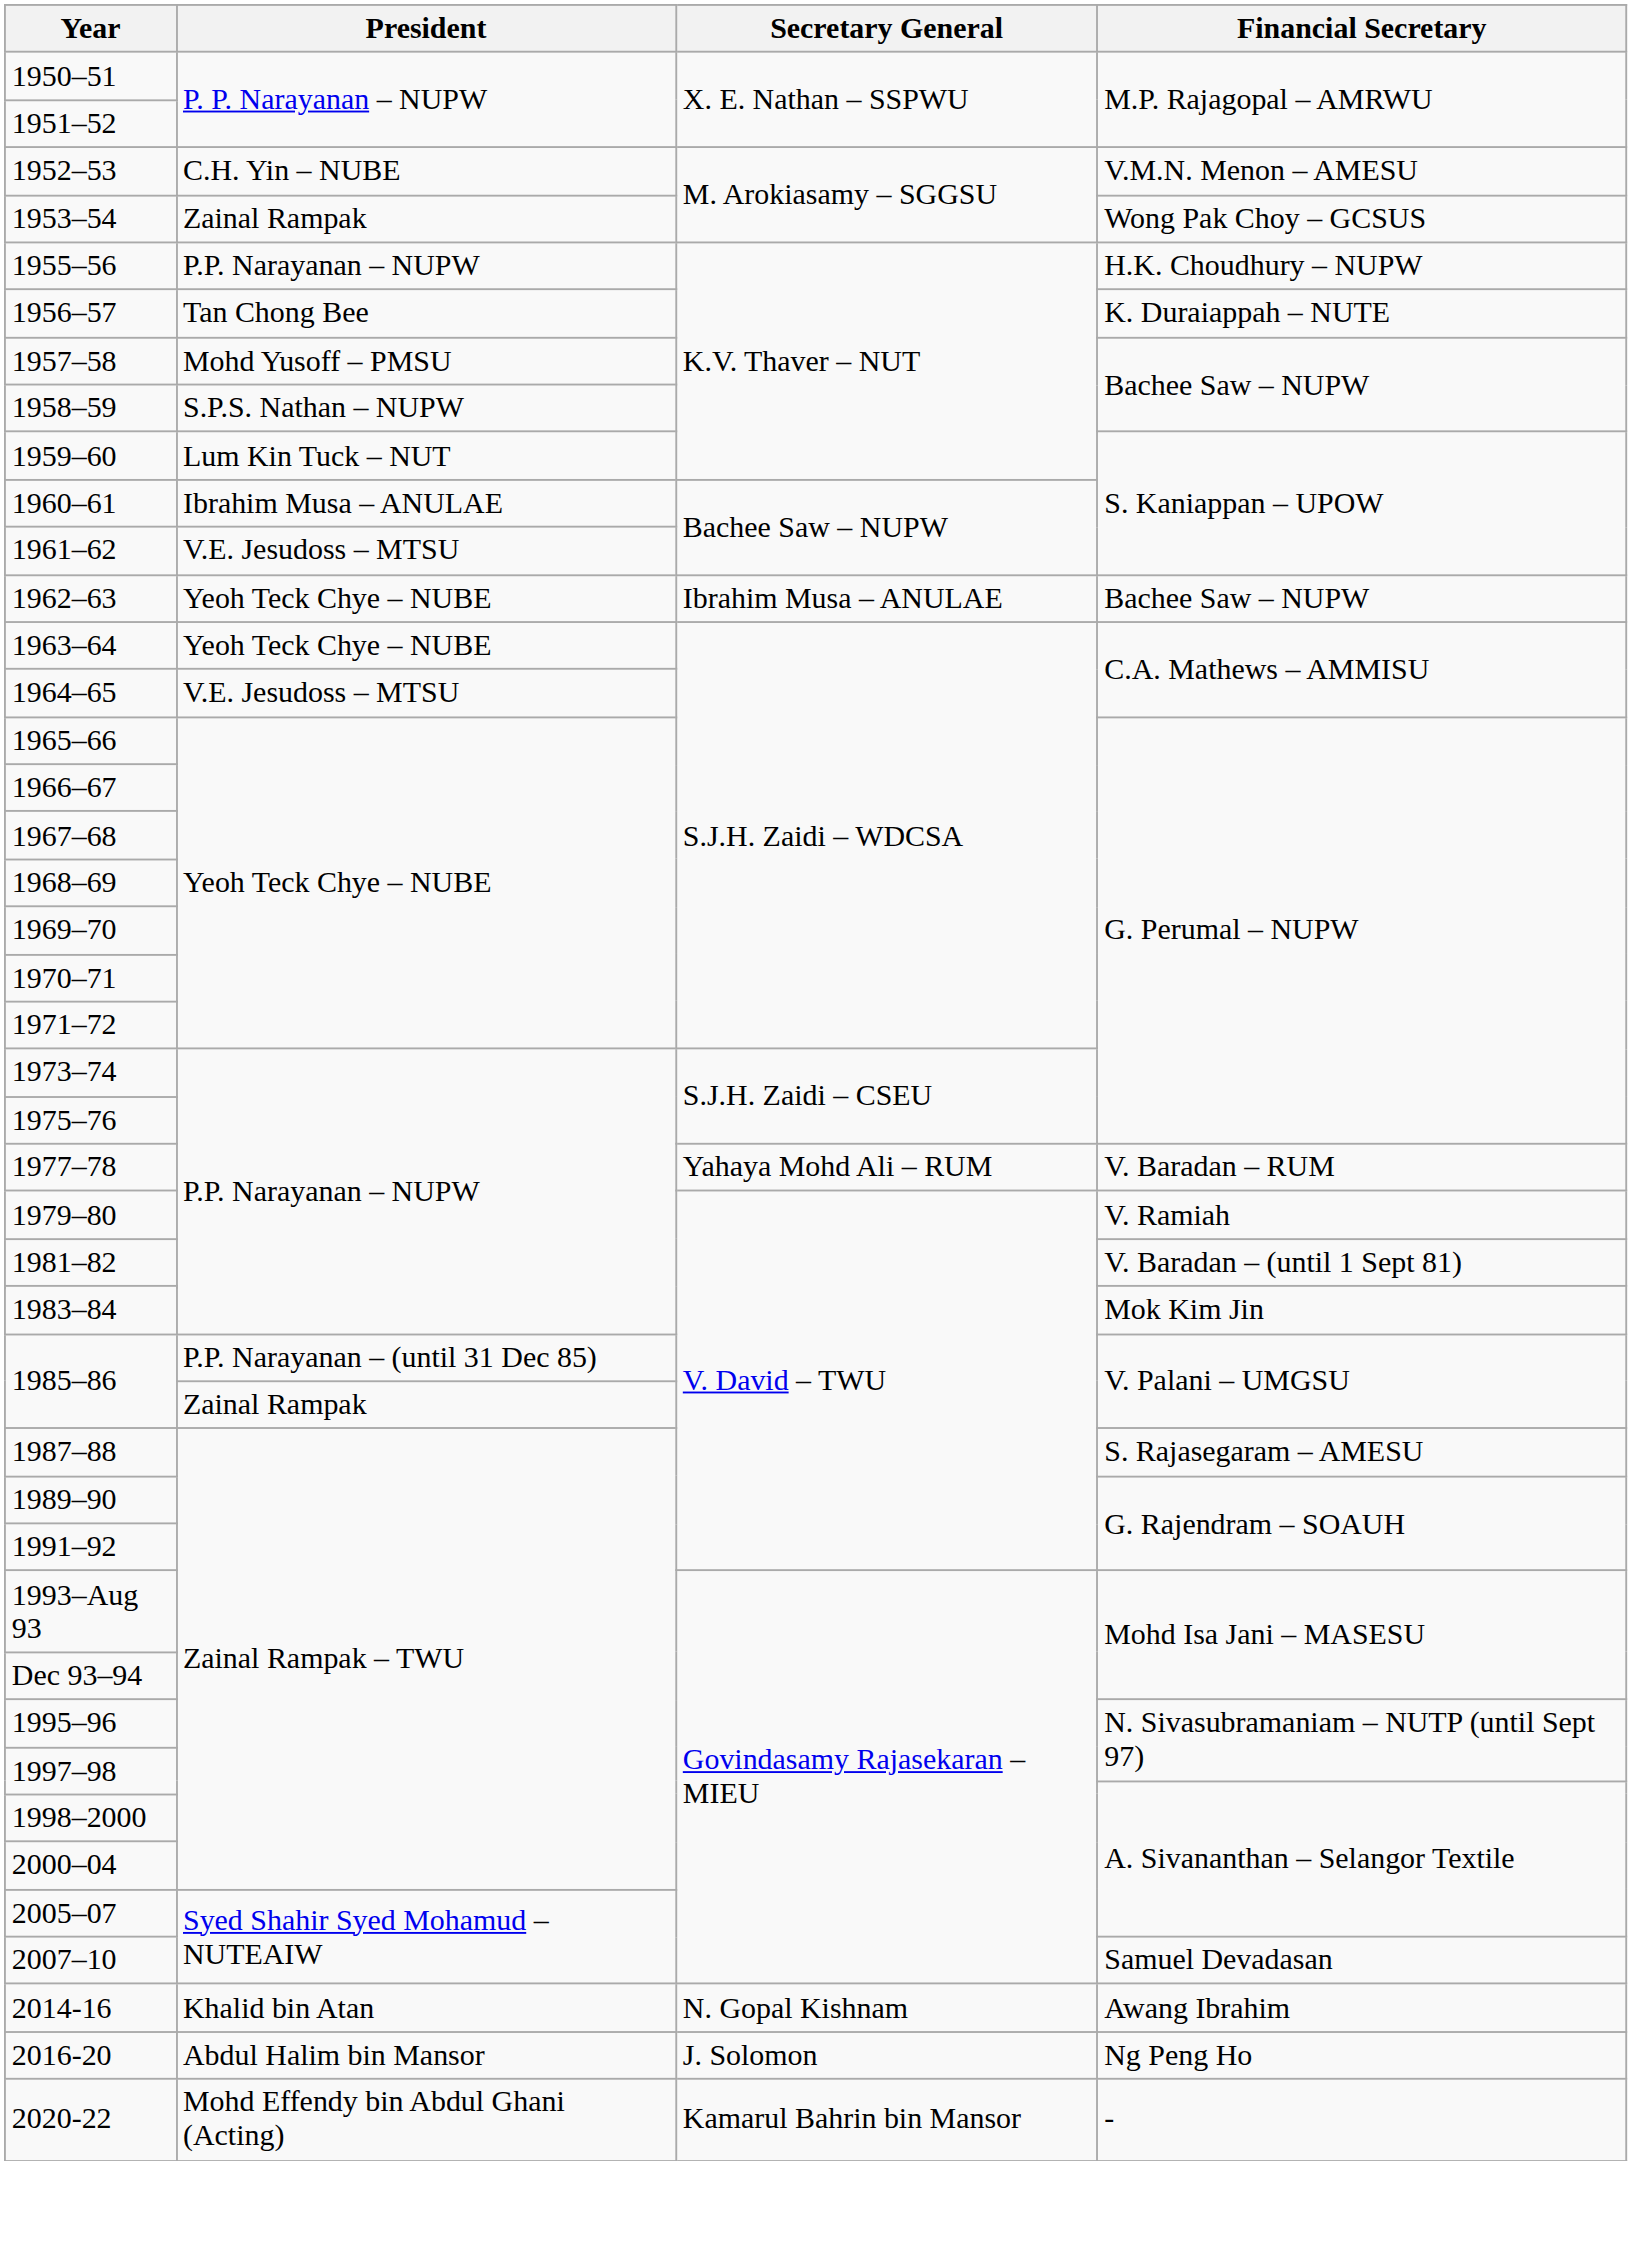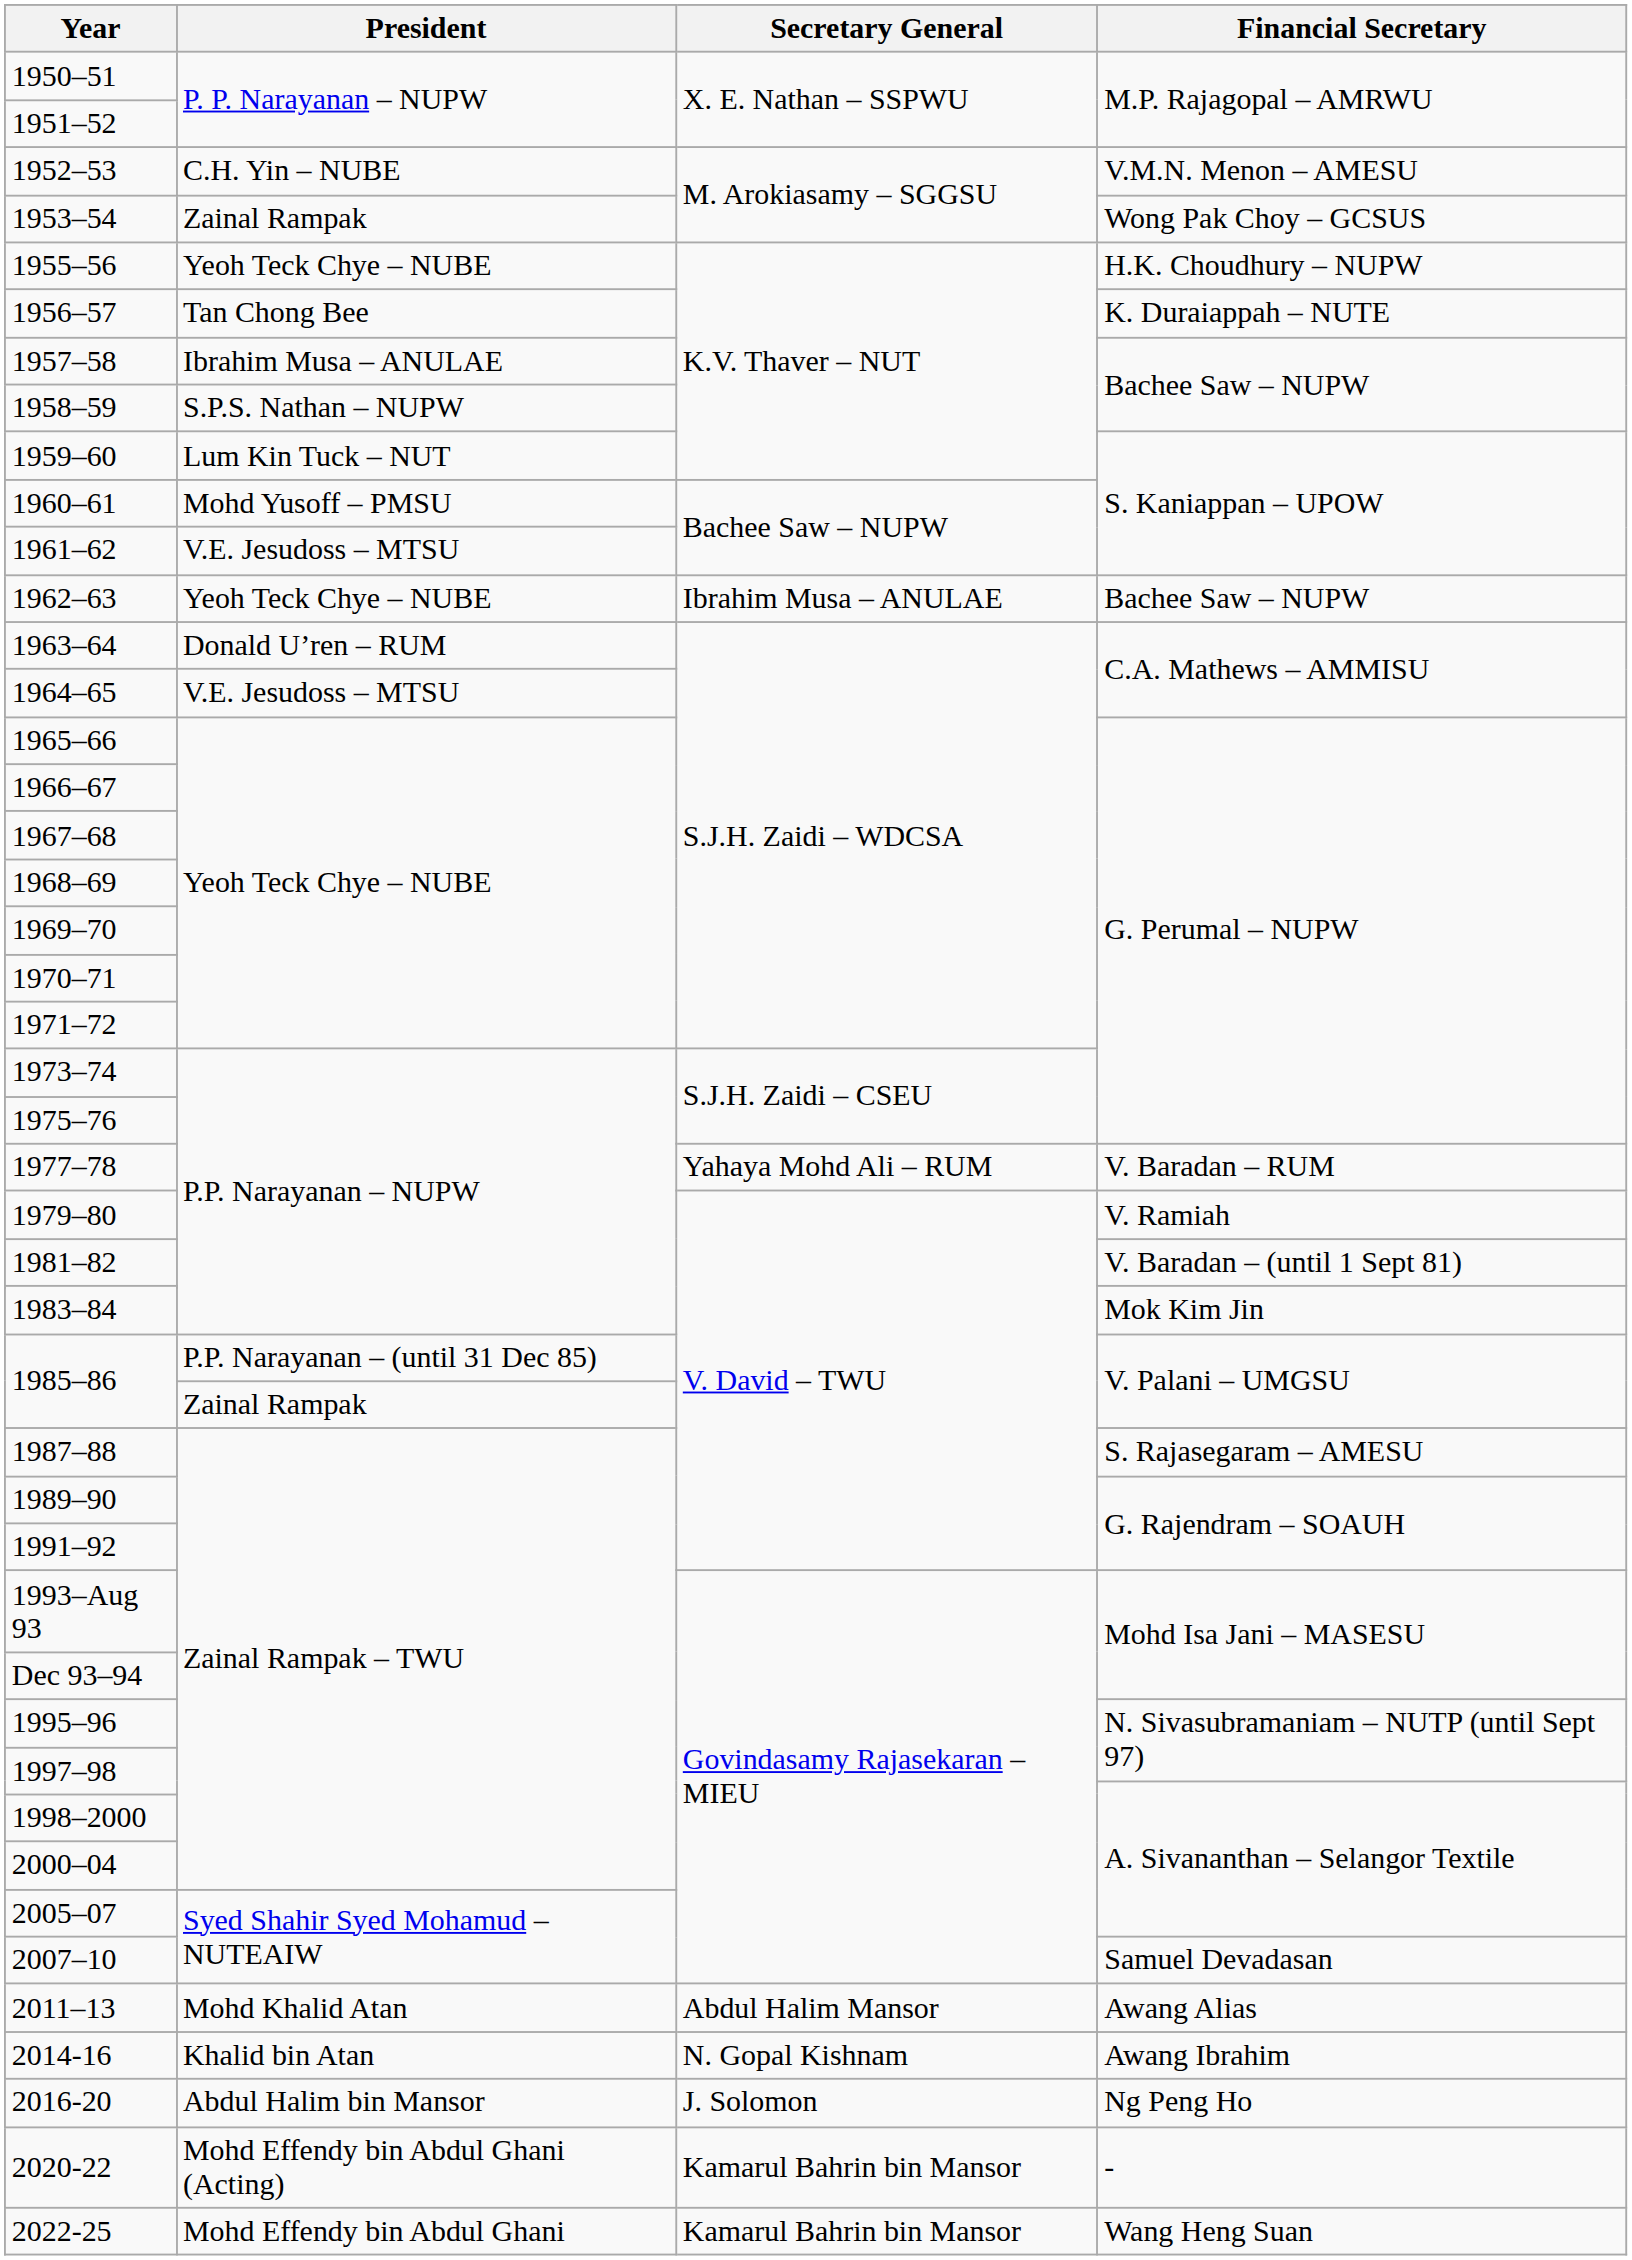(331, 265) P.P. Narayanan – NUPW -> (337, 265) Yeoh Teck Chye – NUBE
(317, 360) Mohd Yusoff – PMSU -> (343, 360) Ibrahim Musa – ANULAE
(343, 502) Ibrahim Musa – ANULAE -> (317, 502) Mohd Yusoff – PMSU
(337, 645) Yeoh Teck Chye – NUBE -> (315, 645) Donald U’ren – RUM
+ row: (64, 2007)
+ row: (62, 2230)
